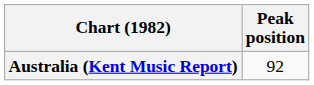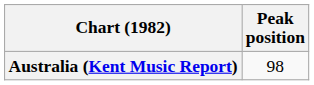(275, 65) 92 -> (275, 65) 98
